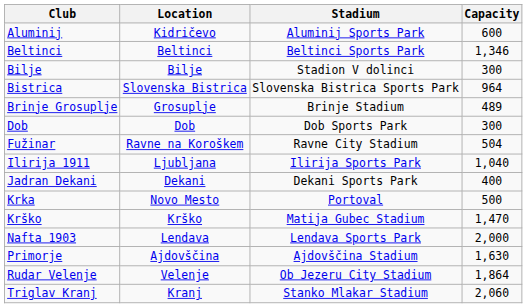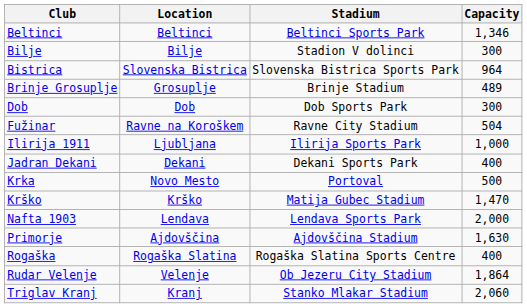- row: (35, 32)
(492, 163) 1,040 -> (492, 144) 1,000
+ row: (31, 256)
